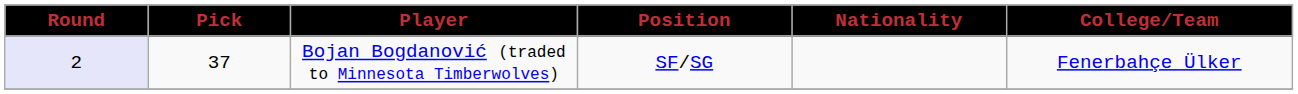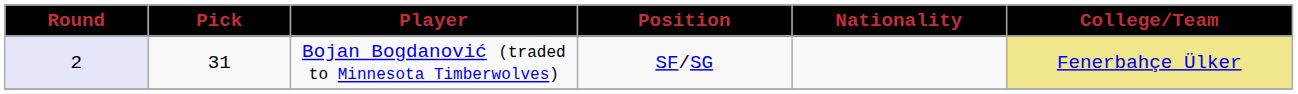(219, 63) 37 -> (219, 63) 31
(1149, 63) no background -> (1149, 63) khaki background
